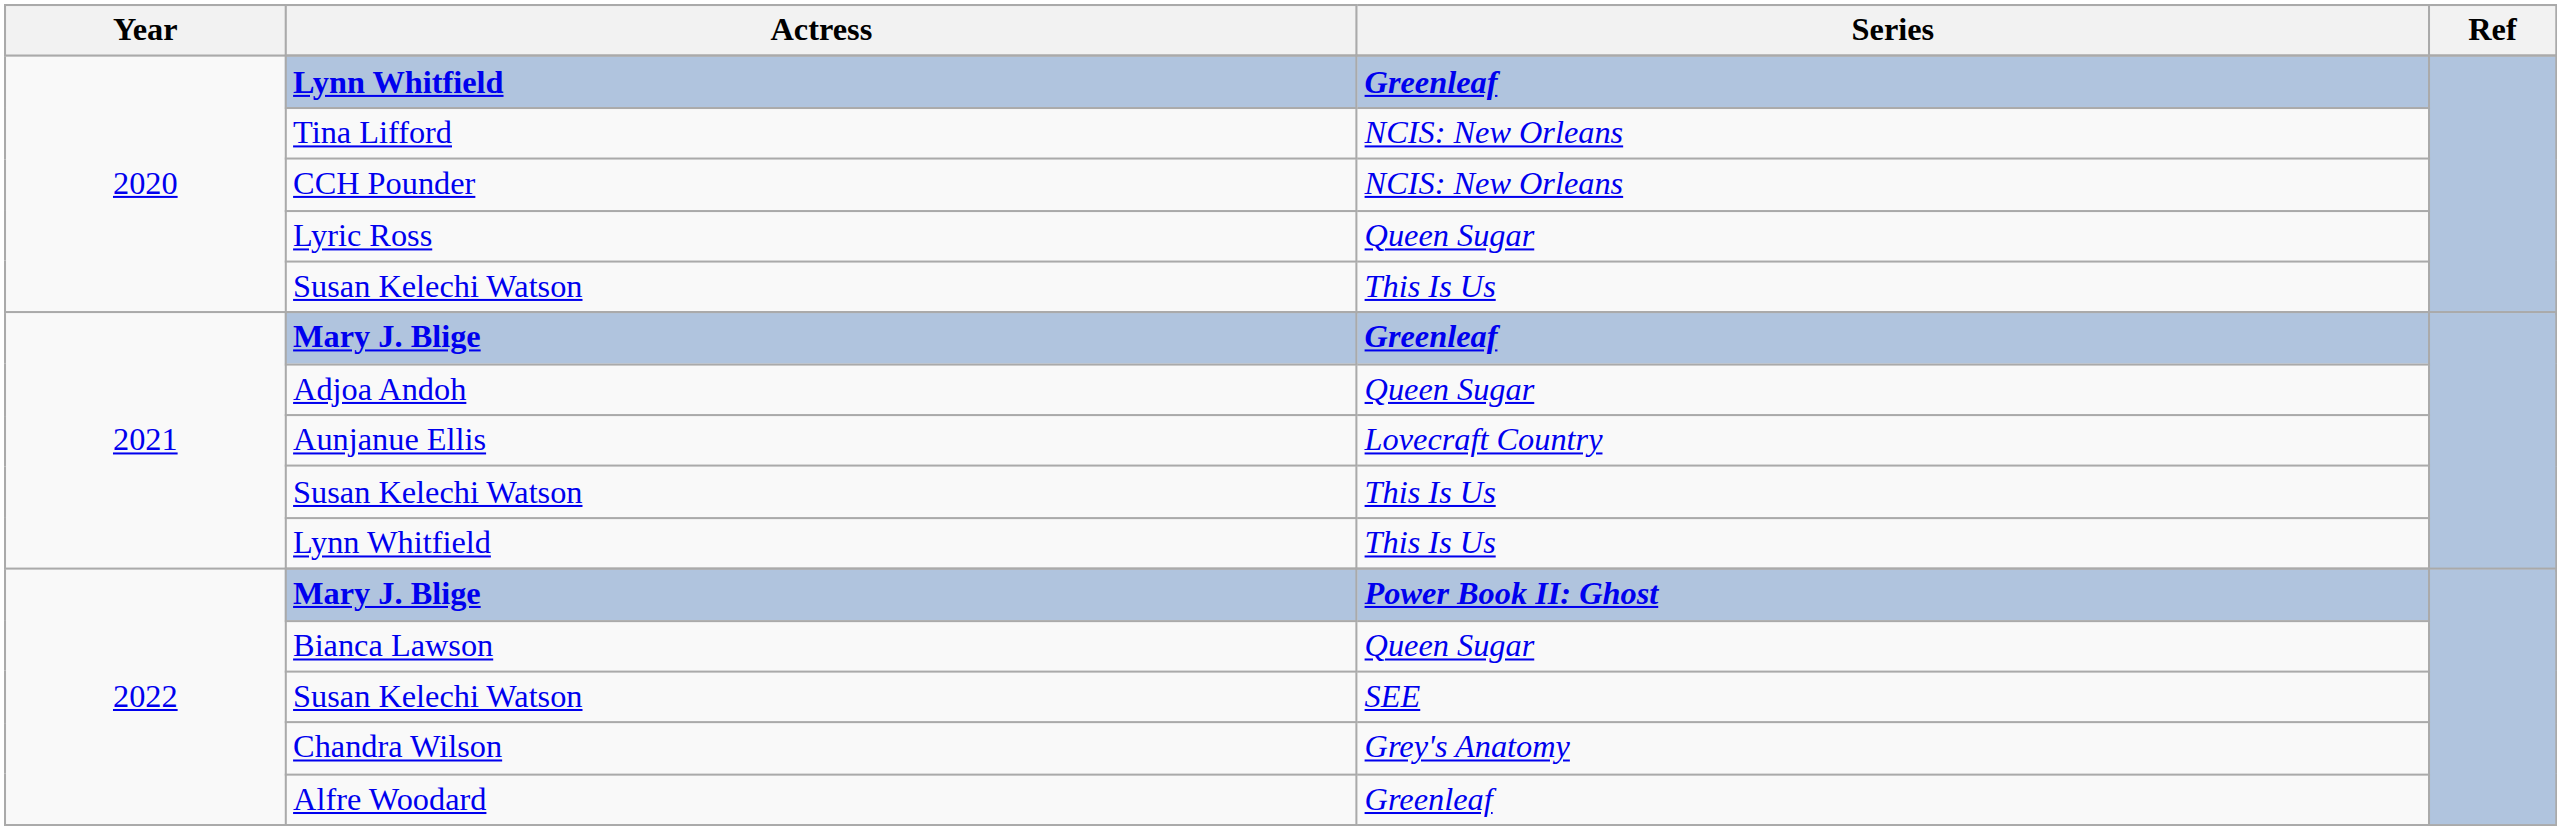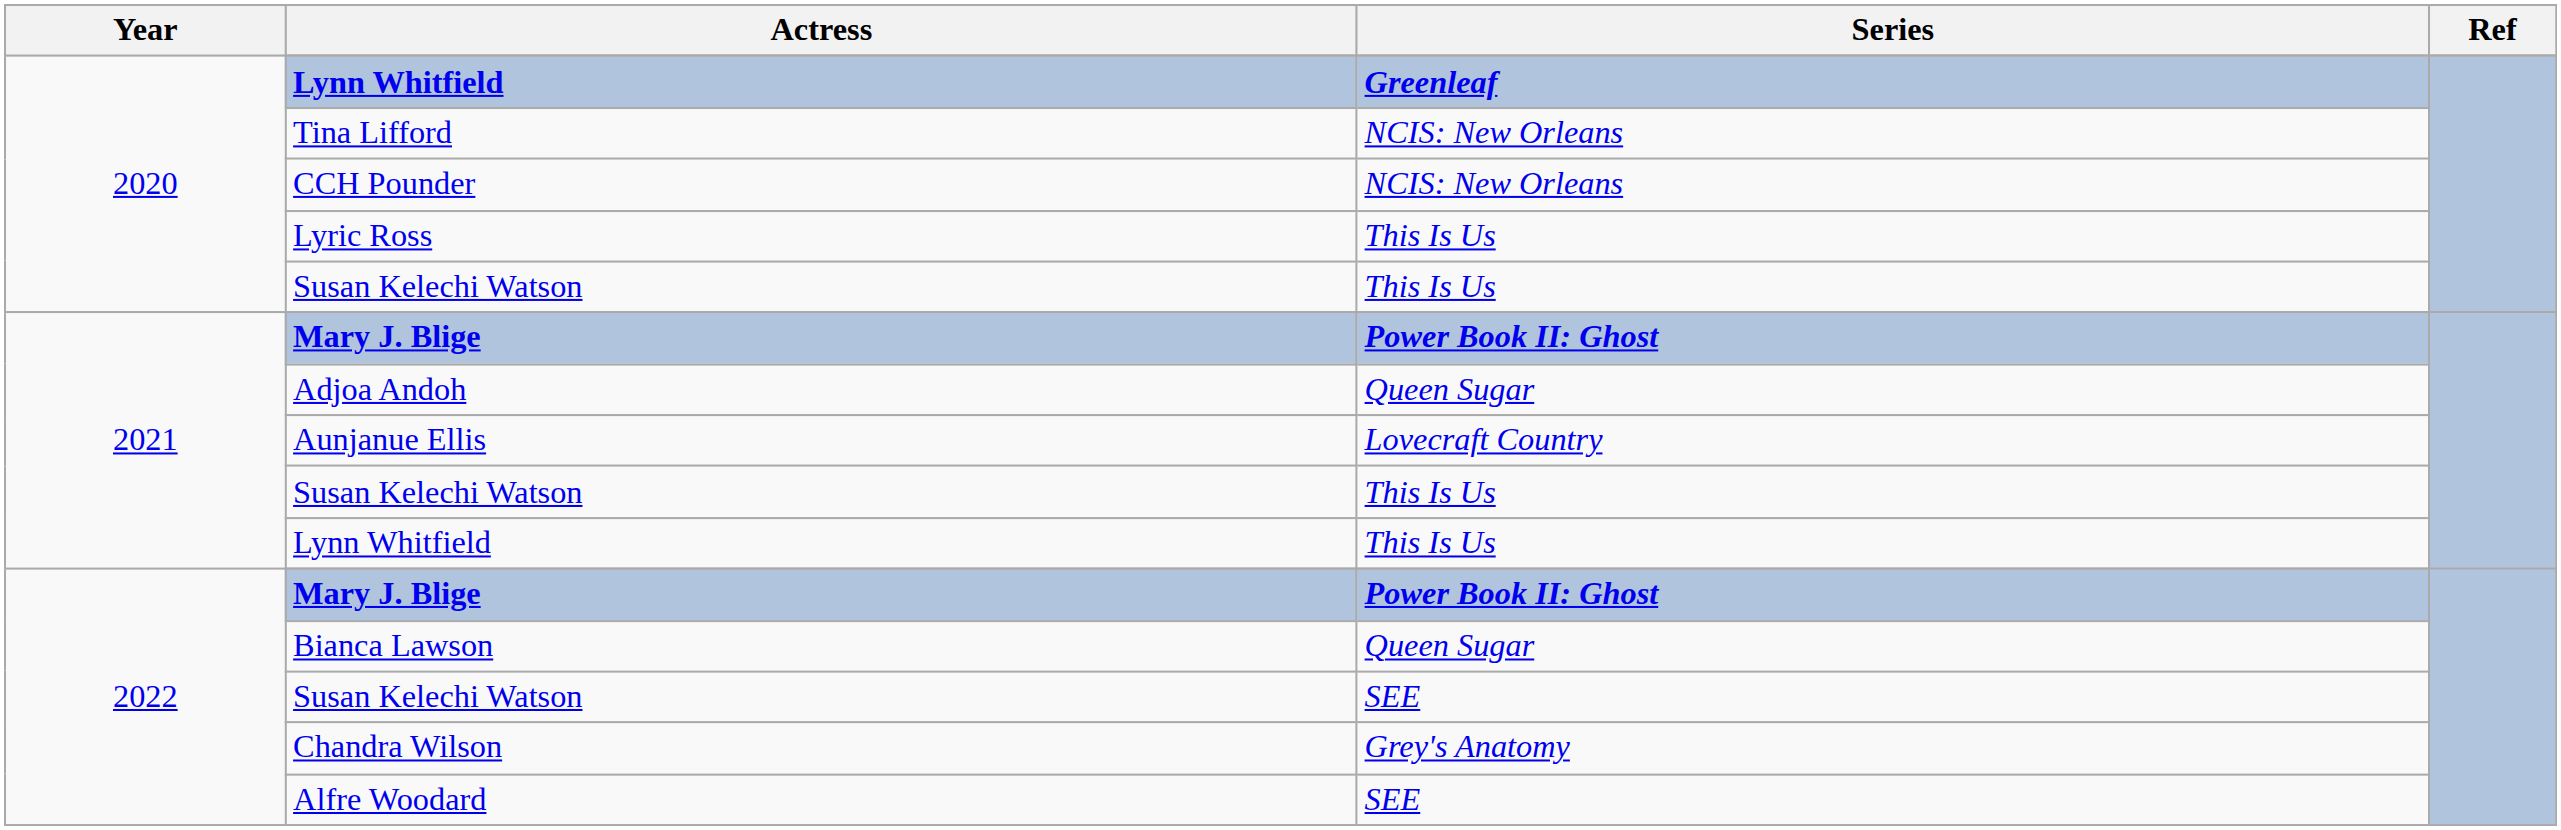(1449, 235) Queen Sugar -> (1430, 235) This Is Us
(1431, 337) Greenleaf -> (1511, 337) Power Book II: Ghost
(1429, 798) Greenleaf -> (1392, 798) SEE
